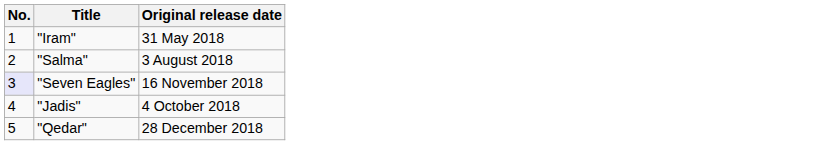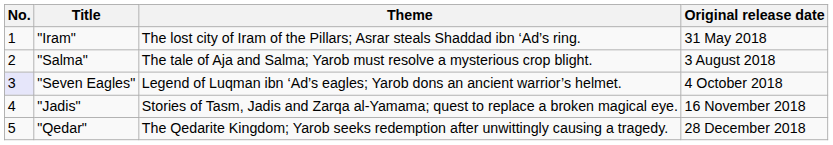+ column: (410, 15)
(202, 83) 16 November 2018 -> (734, 83) 4 October 2018
(191, 106) 4 October 2018 -> (745, 106) 16 November 2018
